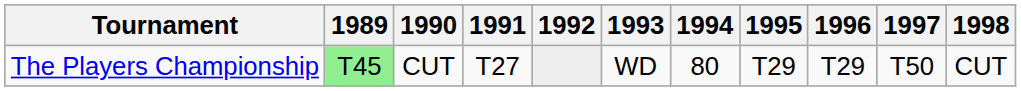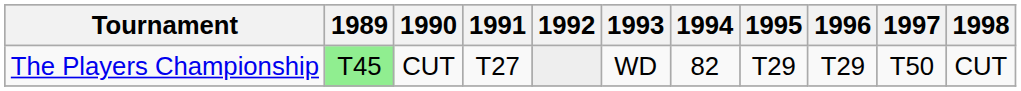(705, 66) 80 -> (705, 66) 82
